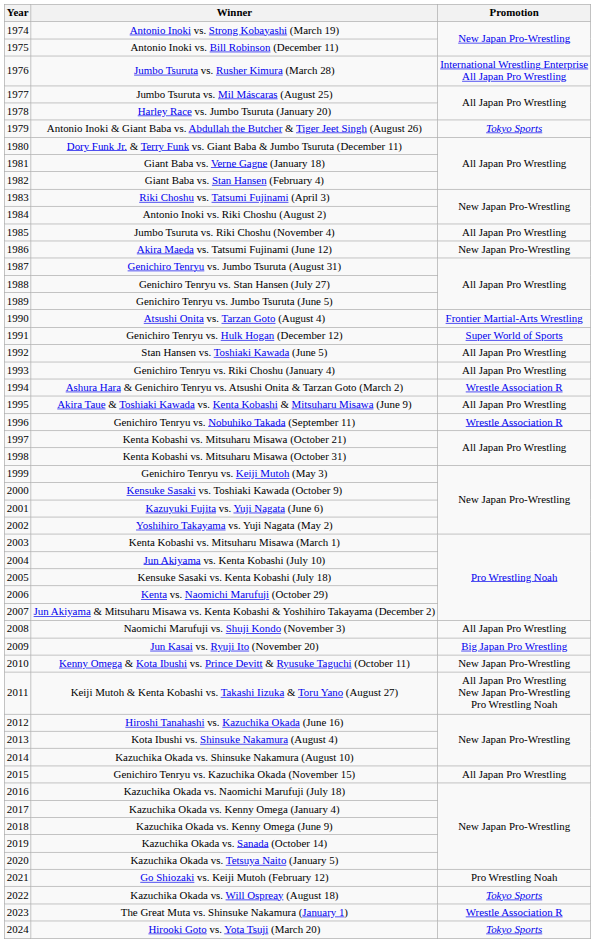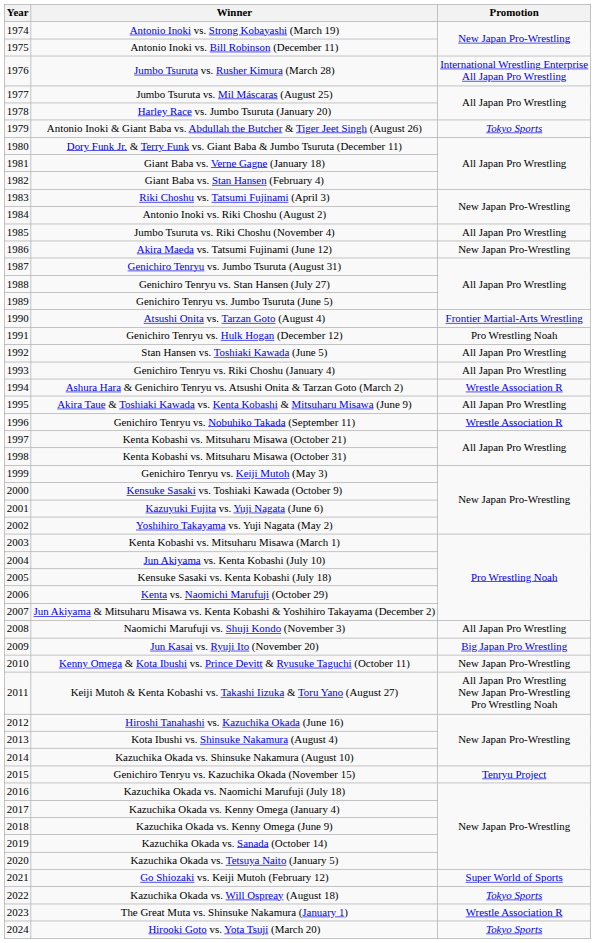(514, 335) Super World of Sports -> (514, 335) Pro Wrestling Noah
(514, 774) All Japan Pro Wrestling -> (514, 774) Tenryu Project
(514, 878) Pro Wrestling Noah -> (514, 878) Super World of Sports
